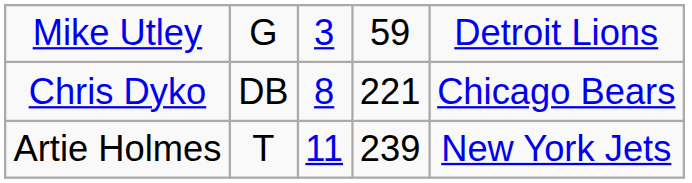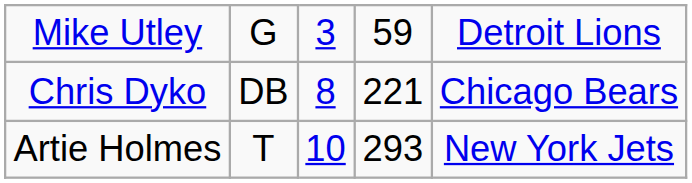(324, 148) 11 -> (326, 148) 10
(390, 148) 239 -> (393, 148) 293
